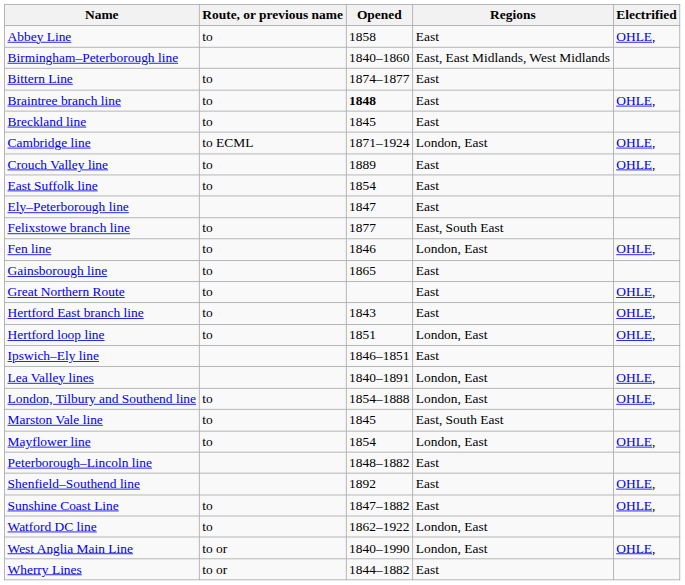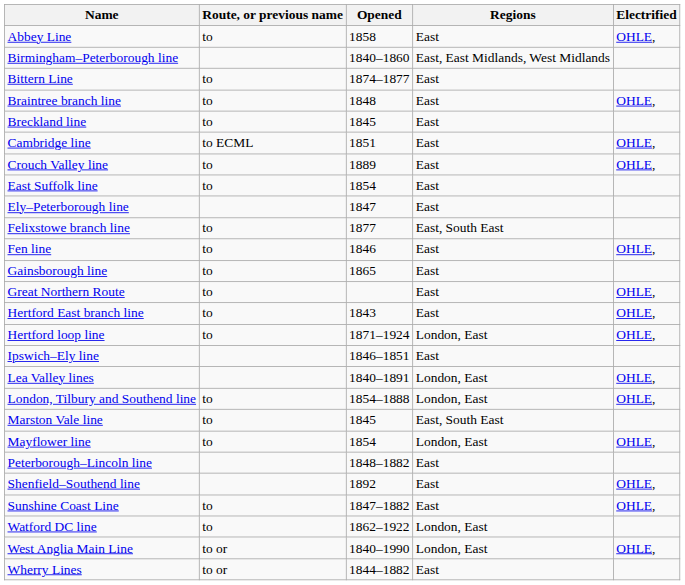(363, 100) bold -> (363, 100) normal
(379, 143) 1871–1924 -> (363, 143) 1851
(452, 143) London, East -> (427, 143) East
(452, 249) London, East -> (427, 249) East
(363, 334) 1851 -> (379, 334) 1871–1924
